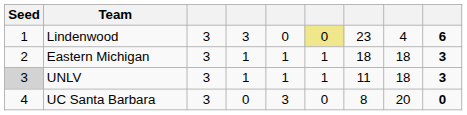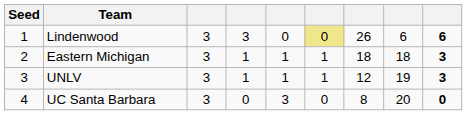(364, 36) 23 -> (364, 36) 26
(403, 36) 4 -> (403, 36) 6
(24, 78) lightgrey background -> (24, 78) no background
(364, 78) 11 -> (364, 78) 12
(403, 78) 18 -> (403, 78) 19
